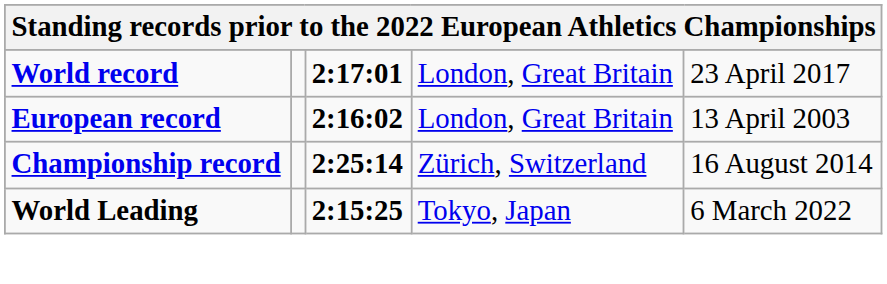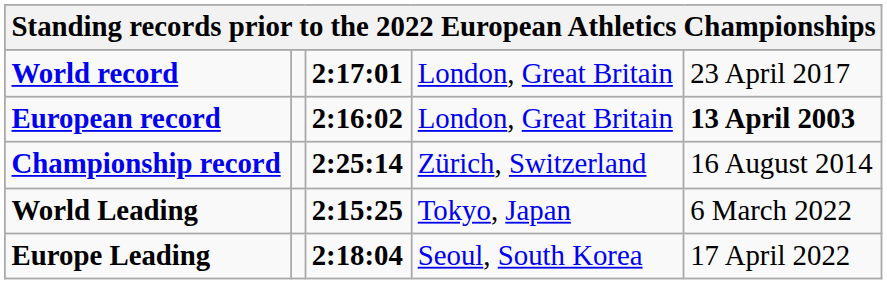(770, 118) normal -> (773, 118) bold
+ row: (111, 255)
